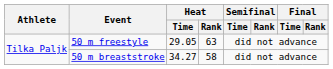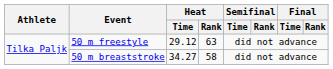(183, 41) 29.05 -> (183, 41) 29.12
